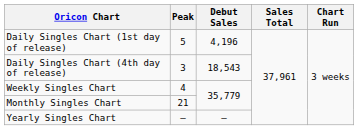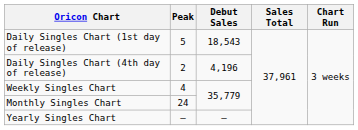(224, 42) 4,196 -> (224, 42) 18,543
(183, 68) 3 -> (183, 68) 2
(224, 68) 18,543 -> (224, 68) 4,196
(183, 103) 21 -> (183, 103) 24
